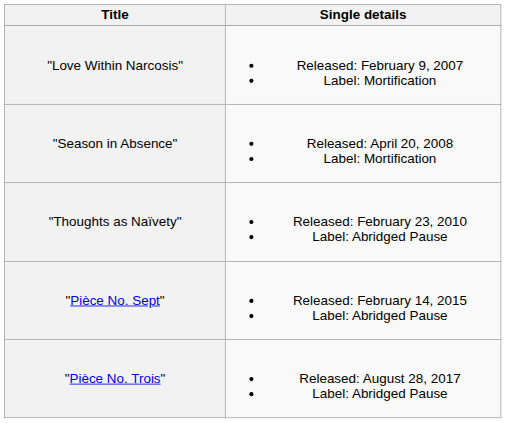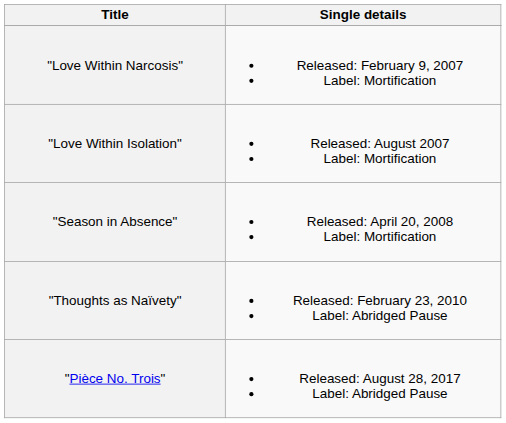+ row: (115, 143)
- row: (115, 300)
